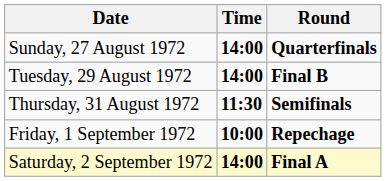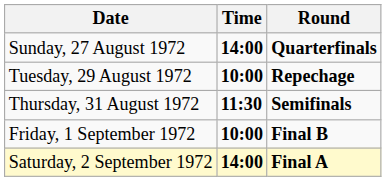(242, 76) 14:00 -> (242, 76) 10:00
(300, 76) Final B -> (313, 76) Repechage
(313, 133) Repechage -> (300, 133) Final B
